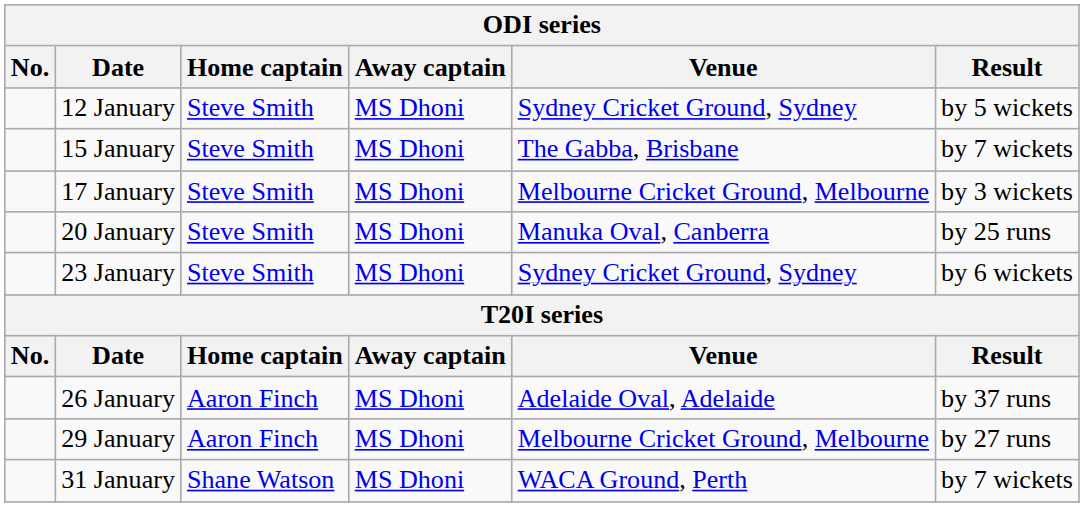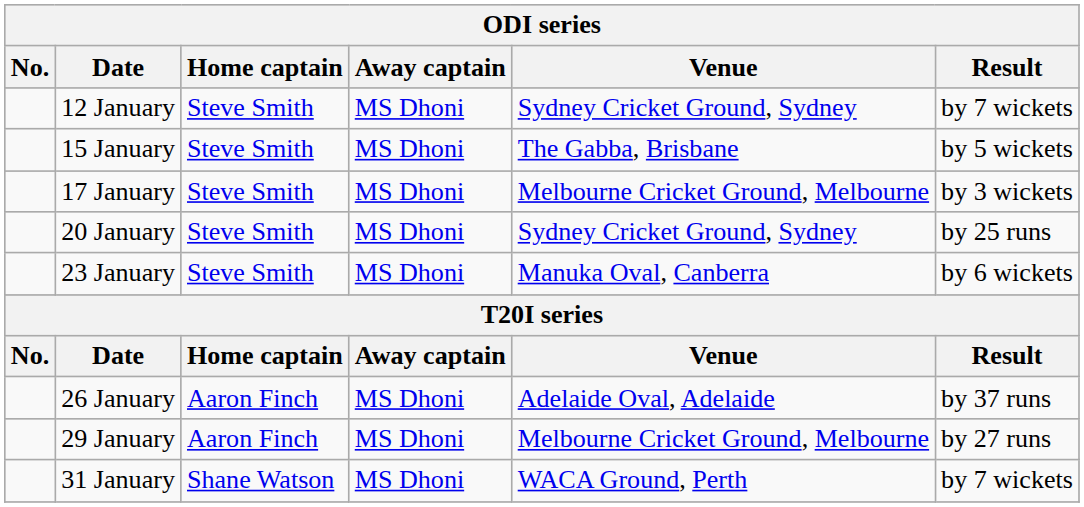(1007, 107) by 5 wickets -> (1007, 107) by 7 wickets
(1007, 149) by 7 wickets -> (1007, 149) by 5 wickets
(643, 231) Manuka Oval, Canberra -> (687, 231) Sydney Cricket Ground, Sydney
(687, 273) Sydney Cricket Ground, Sydney -> (643, 273) Manuka Oval, Canberra
